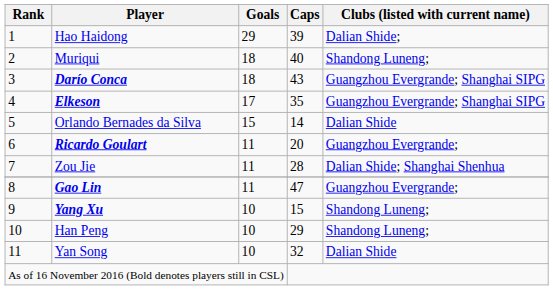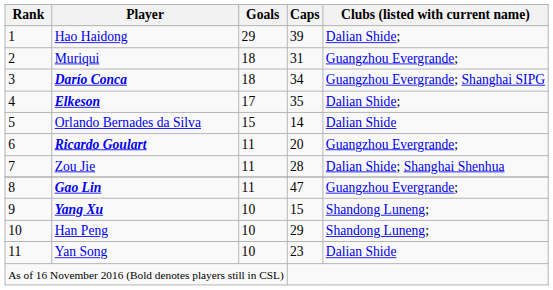(297, 58) 40 -> (297, 58) 31
(377, 58) Shandong Luneng; -> (392, 58) Guangzhou Evergrande;
(297, 79) 43 -> (297, 79) 34
(435, 101) Guangzhou Evergrande; Shanghai SIPG -> (363, 101) Dalian Shide;
(297, 252) 32 -> (297, 252) 23
